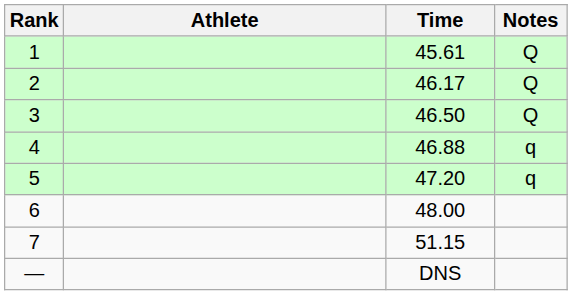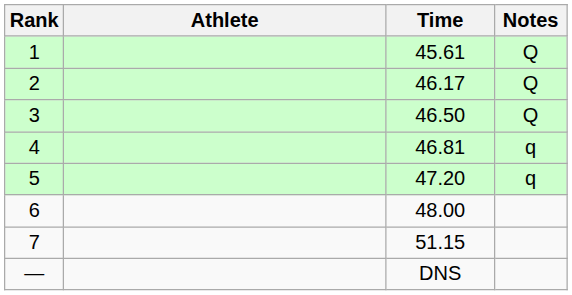(440, 147) 46.88 -> (440, 147) 46.81
